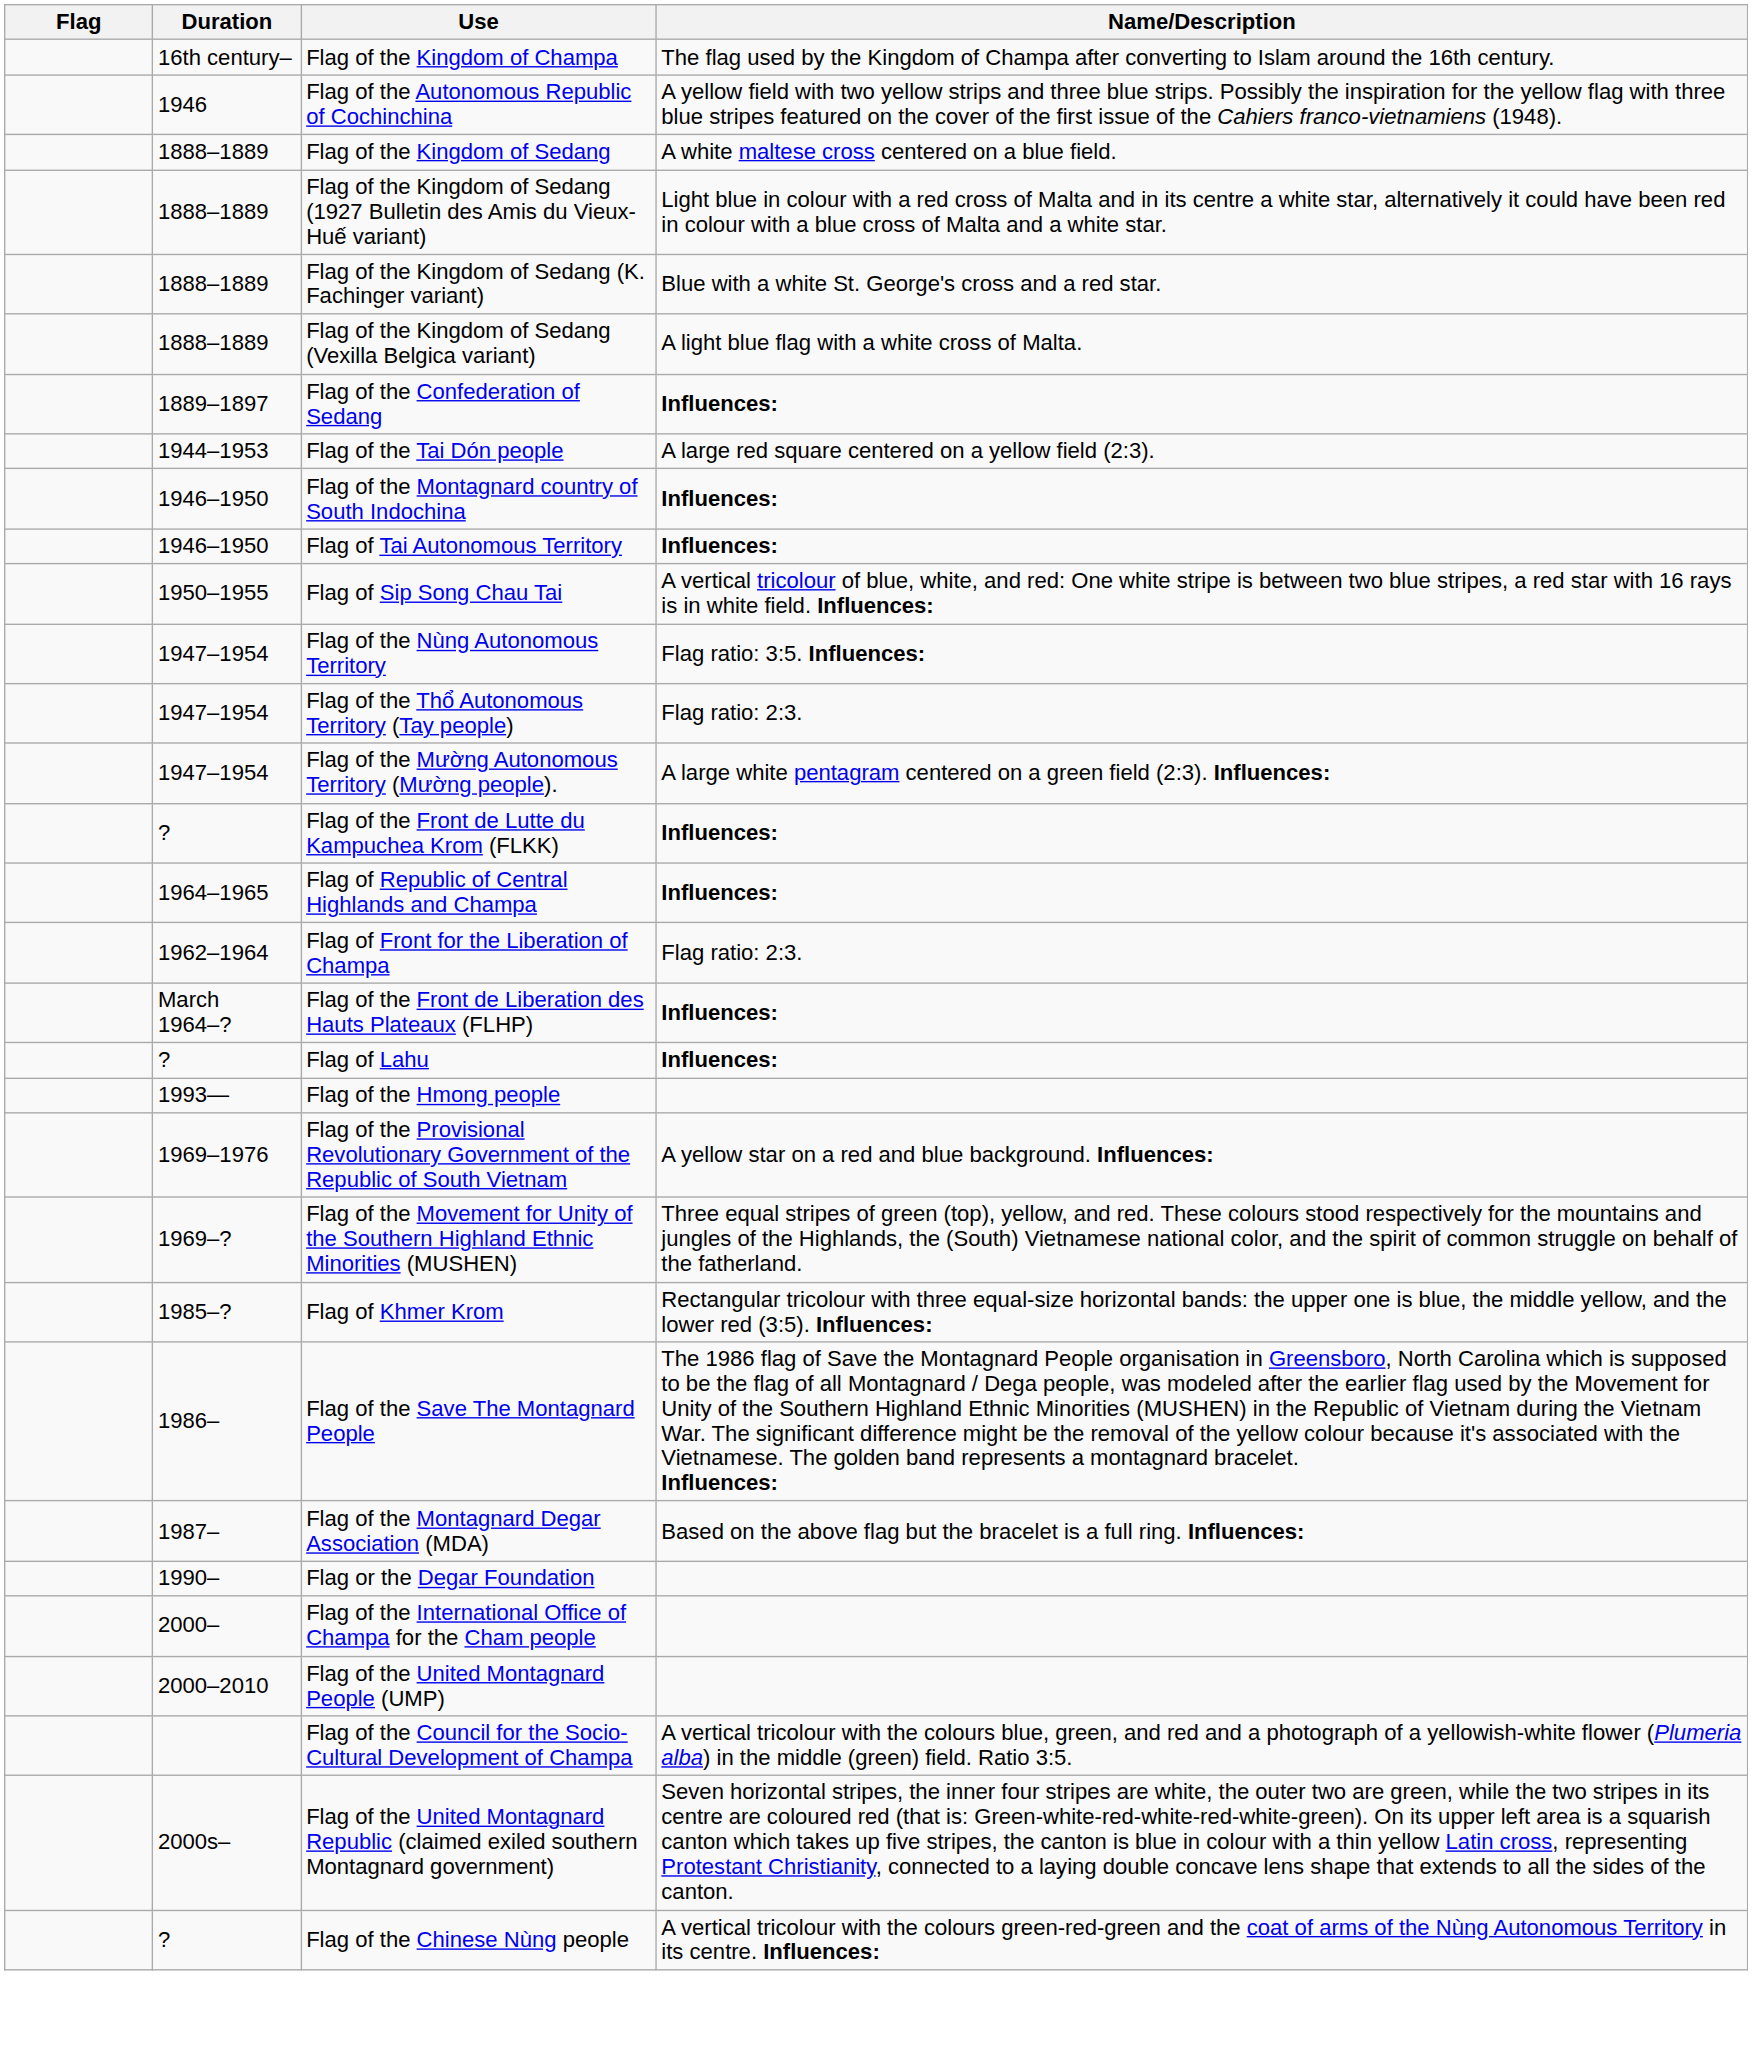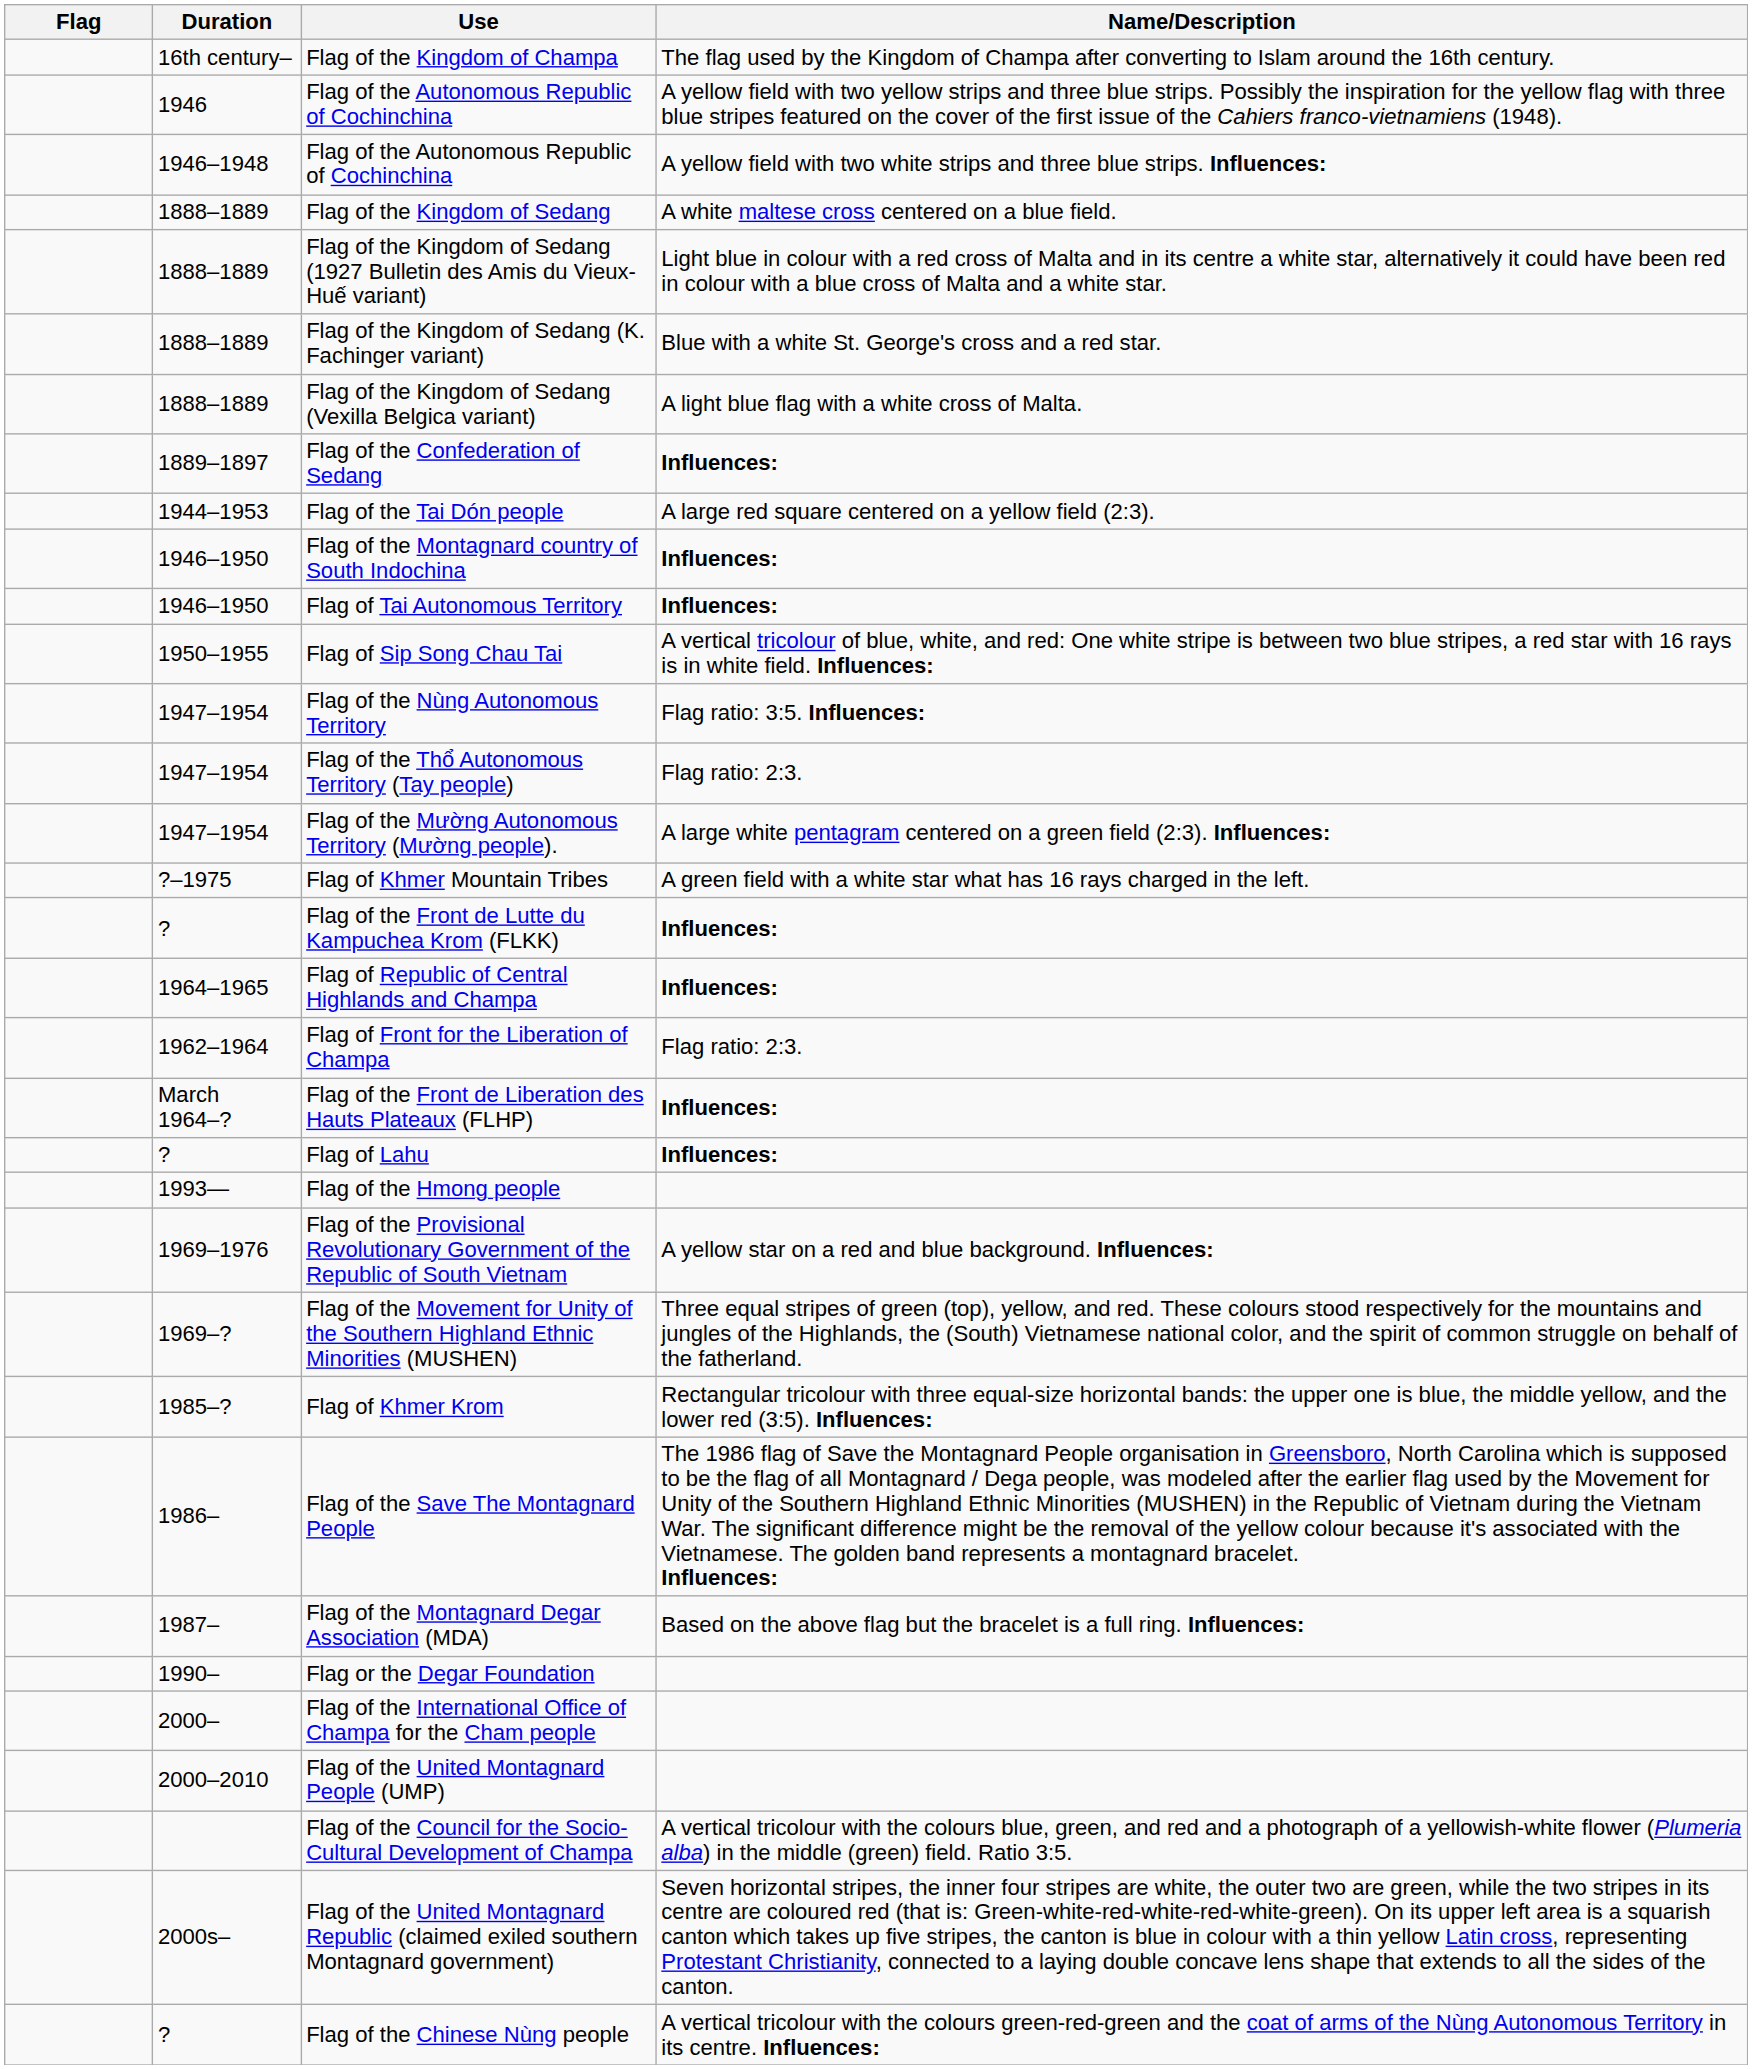+ row: (213, 164)
+ row: (195, 880)
